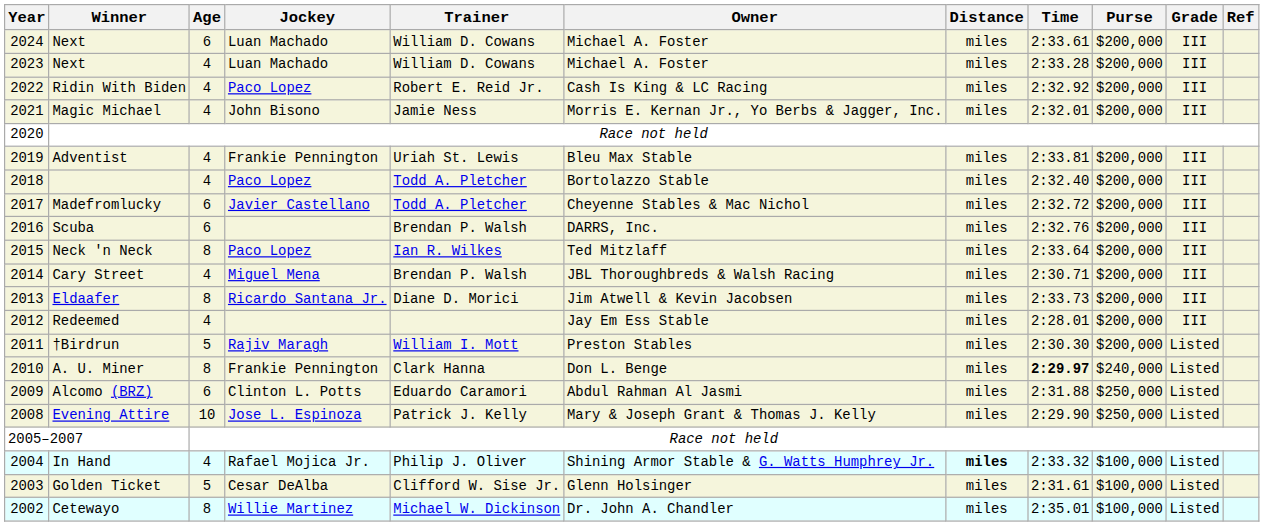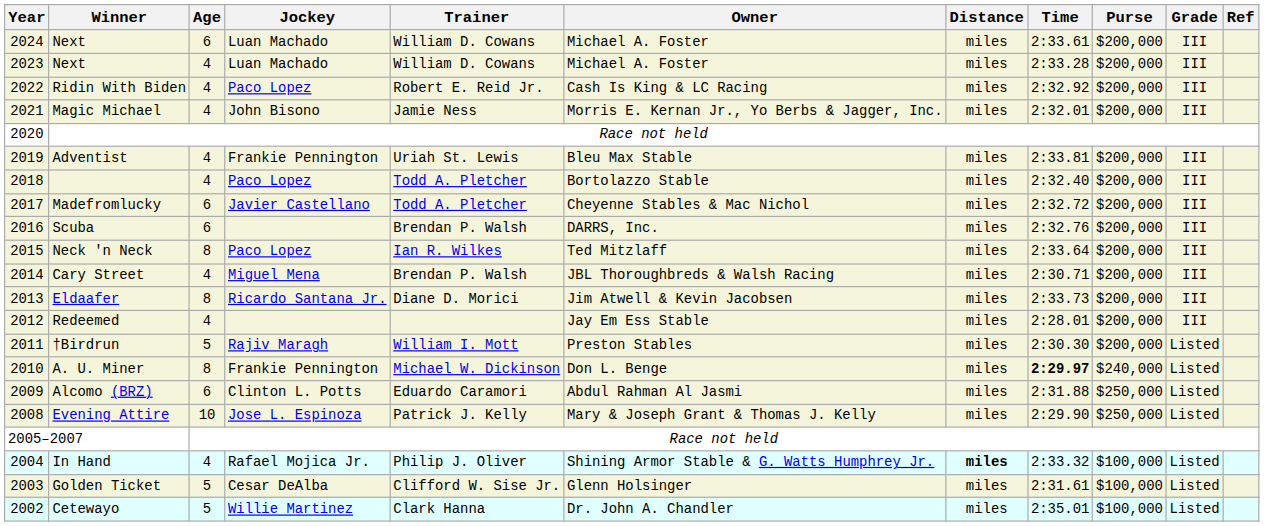(439, 369) Clark Hanna -> (477, 369) Michael W. Dickinson
(207, 509) 8 -> (207, 509) 5
(477, 509) Michael W. Dickinson -> (439, 509) Clark Hanna
